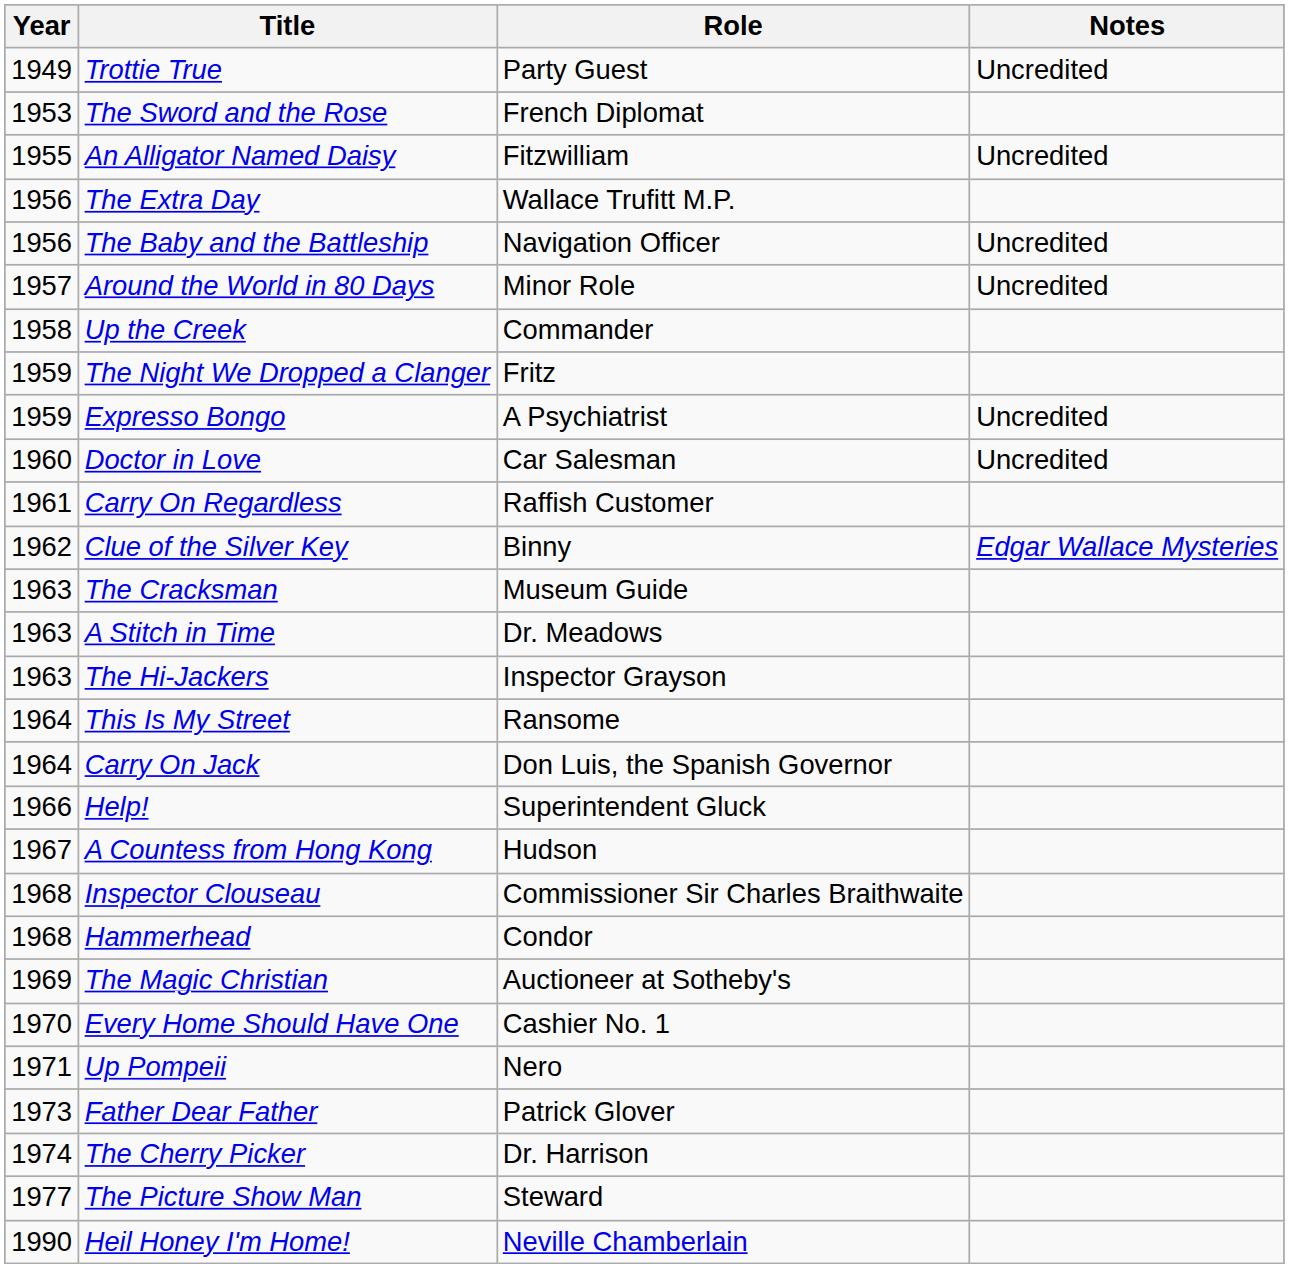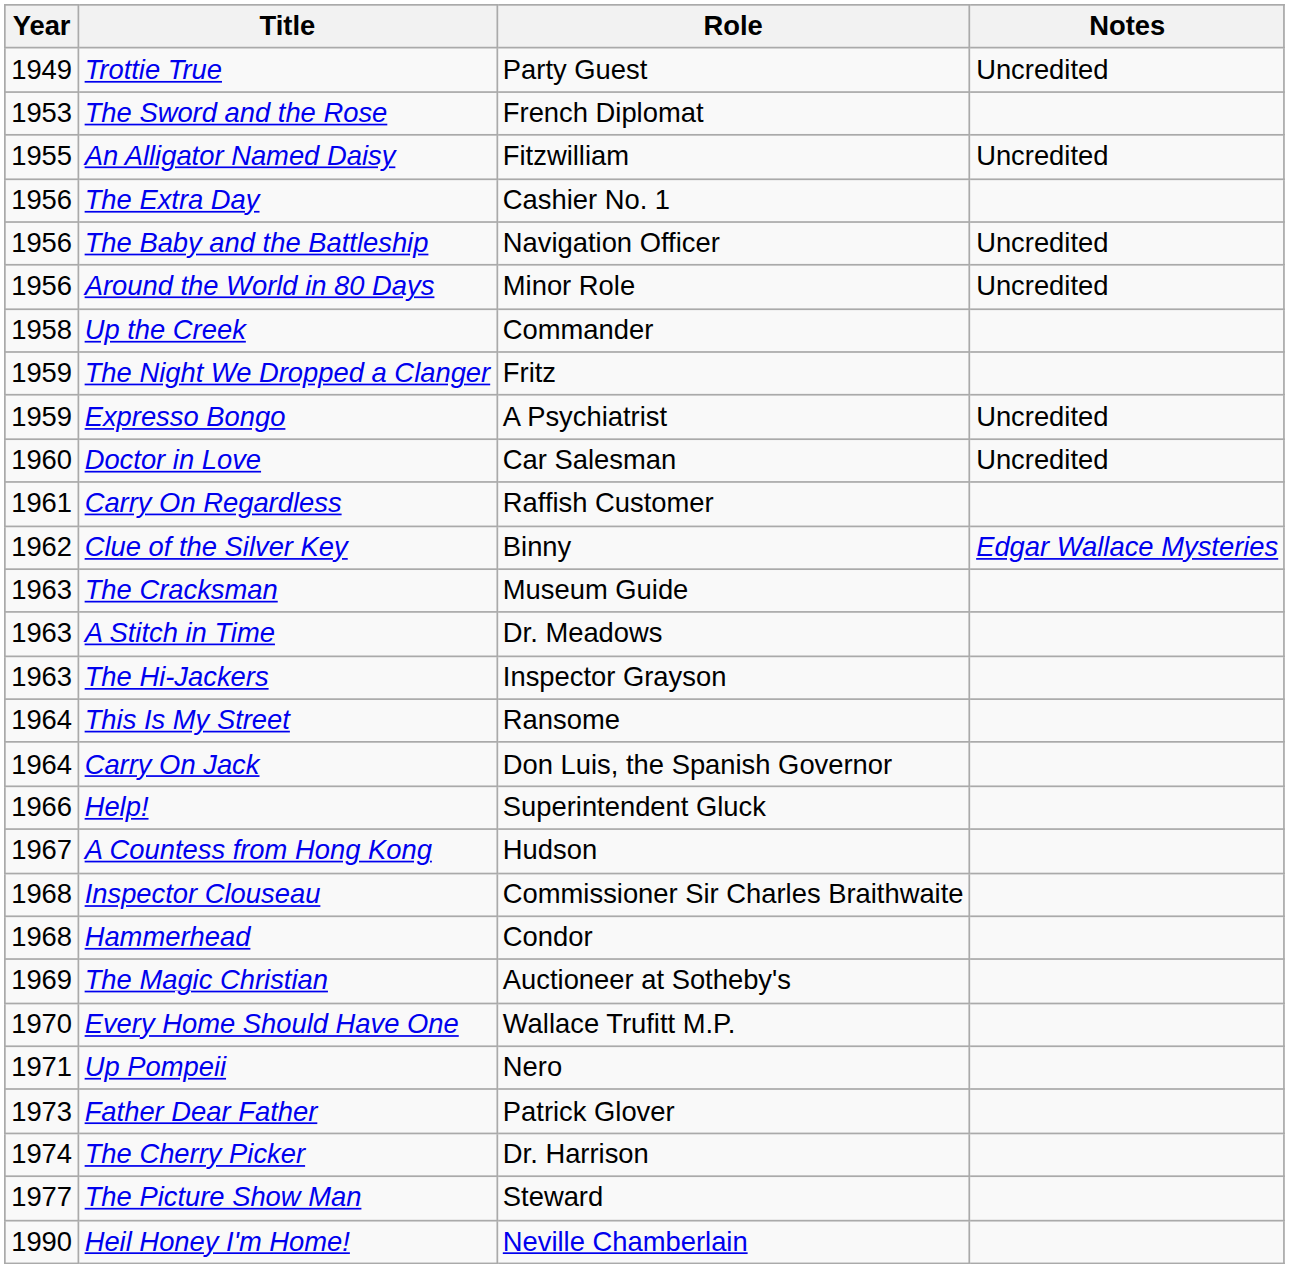(619, 199) Wallace Trufitt M.P. -> (586, 199) Cashier No. 1
(42, 286) 1957 -> (42, 286) 1956
(586, 1024) Cashier No. 1 -> (619, 1024) Wallace Trufitt M.P.
